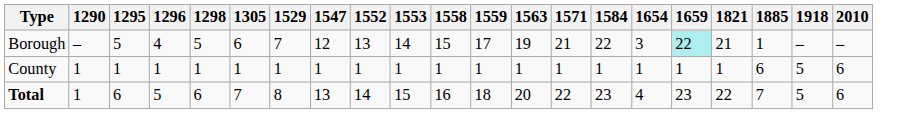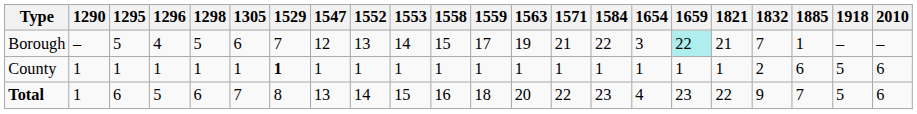+ column: (772, 17)
(278, 69) normal -> (278, 69) bold
